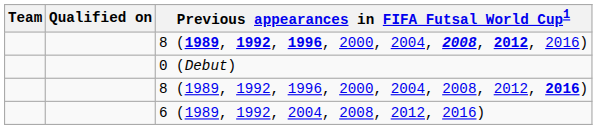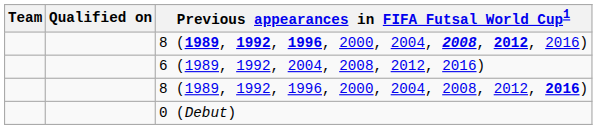rows swapped: (25, 66) <-> (25, 113)
